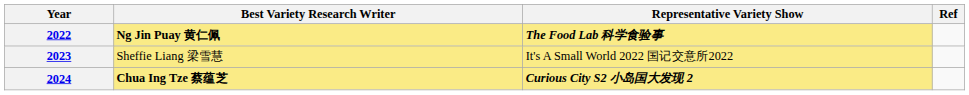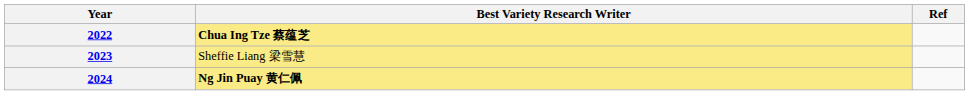- column: (728, 14)
(169, 34) Ng Jin Puay 黄仁佩 -> (254, 34) Chua Ing Tze 蔡蕴芝
(172, 78) Chua Ing Tze 蔡蕴芝 -> (250, 78) Ng Jin Puay 黄仁佩
